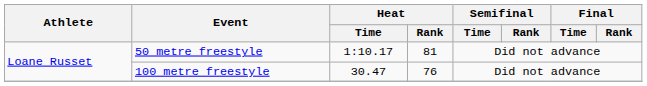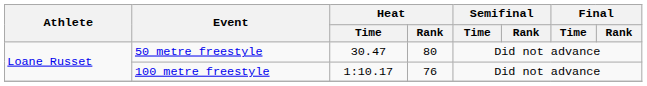(368, 52) 1:10.17 -> (368, 52) 30.47
(430, 52) 81 -> (430, 52) 80
(368, 71) 30.47 -> (368, 71) 1:10.17
